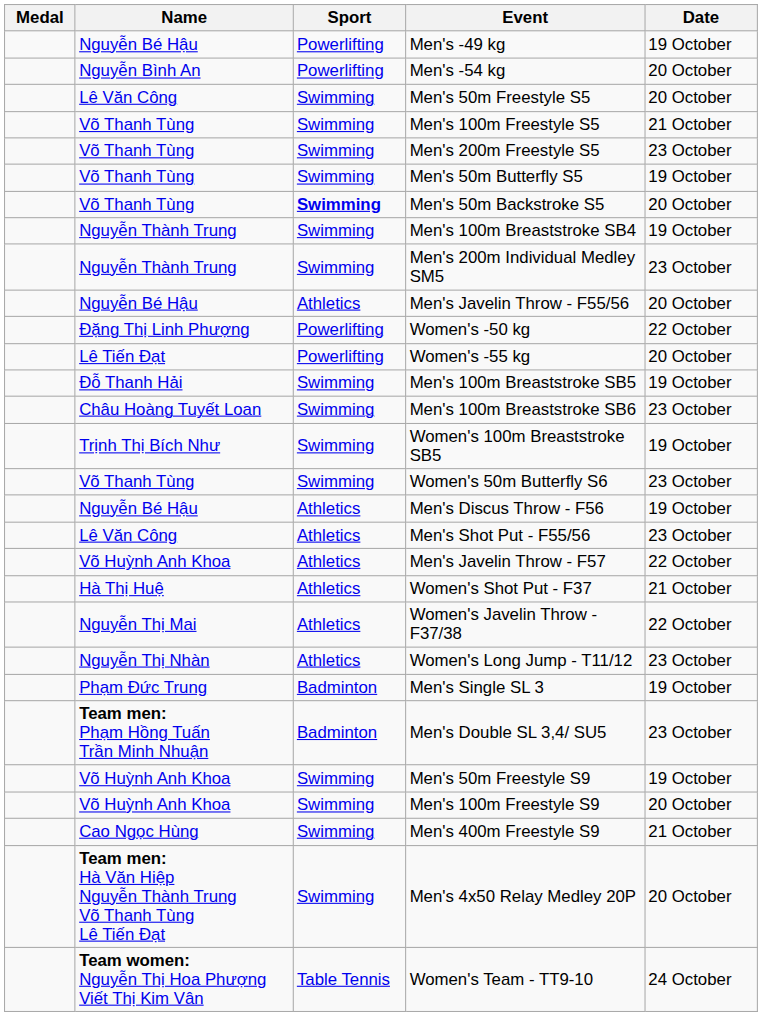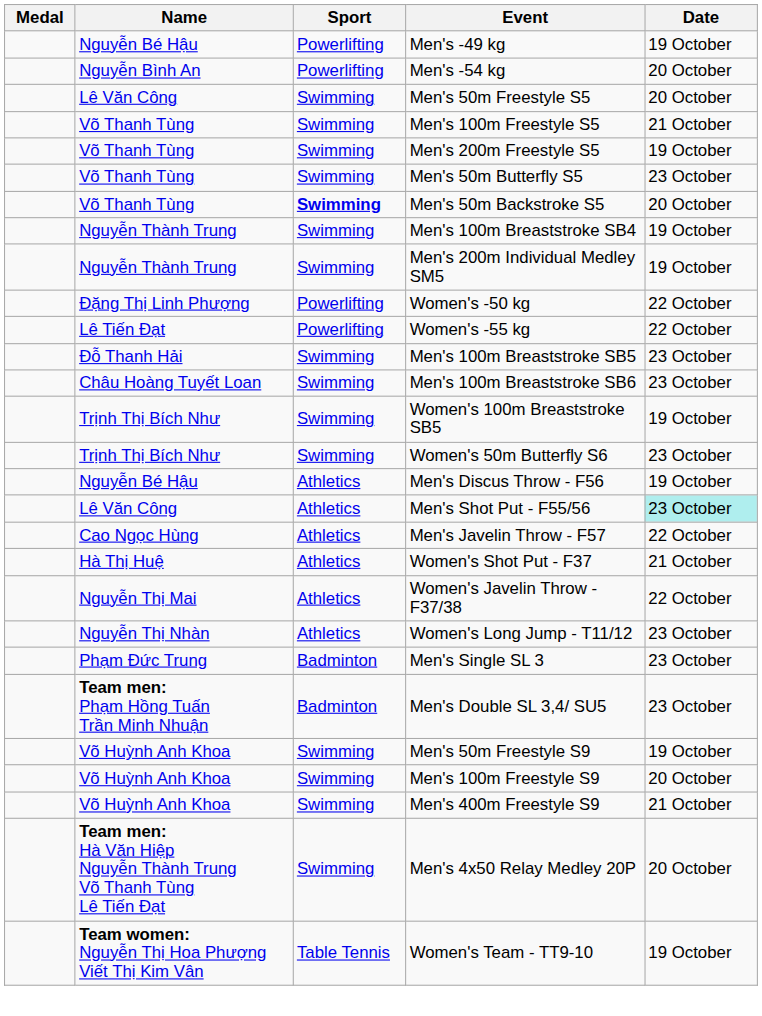(690, 151) 23 October -> (690, 151) 19 October
(690, 177) 19 October -> (690, 177) 23 October
(690, 267) 23 October -> (690, 267) 19 October
- row: (519, 303)
(690, 356) 20 October -> (690, 329) 22 October
(690, 383) 19 October -> (690, 356) 23 October
(137, 481) Võ Thanh Tùng -> (150, 455) Trịnh Thị Bích Như
(690, 535) no background -> (690, 508) paleturquoise background
(155, 561) Võ Huỳnh Anh Khoa -> (139, 535) Cao Ngọc Hùng
(690, 687) 19 October -> (690, 660) 23 October
(139, 831) Cao Ngọc Hùng -> (155, 805) Võ Huỳnh Anh Khoa
(690, 979) 24 October -> (690, 952) 19 October
